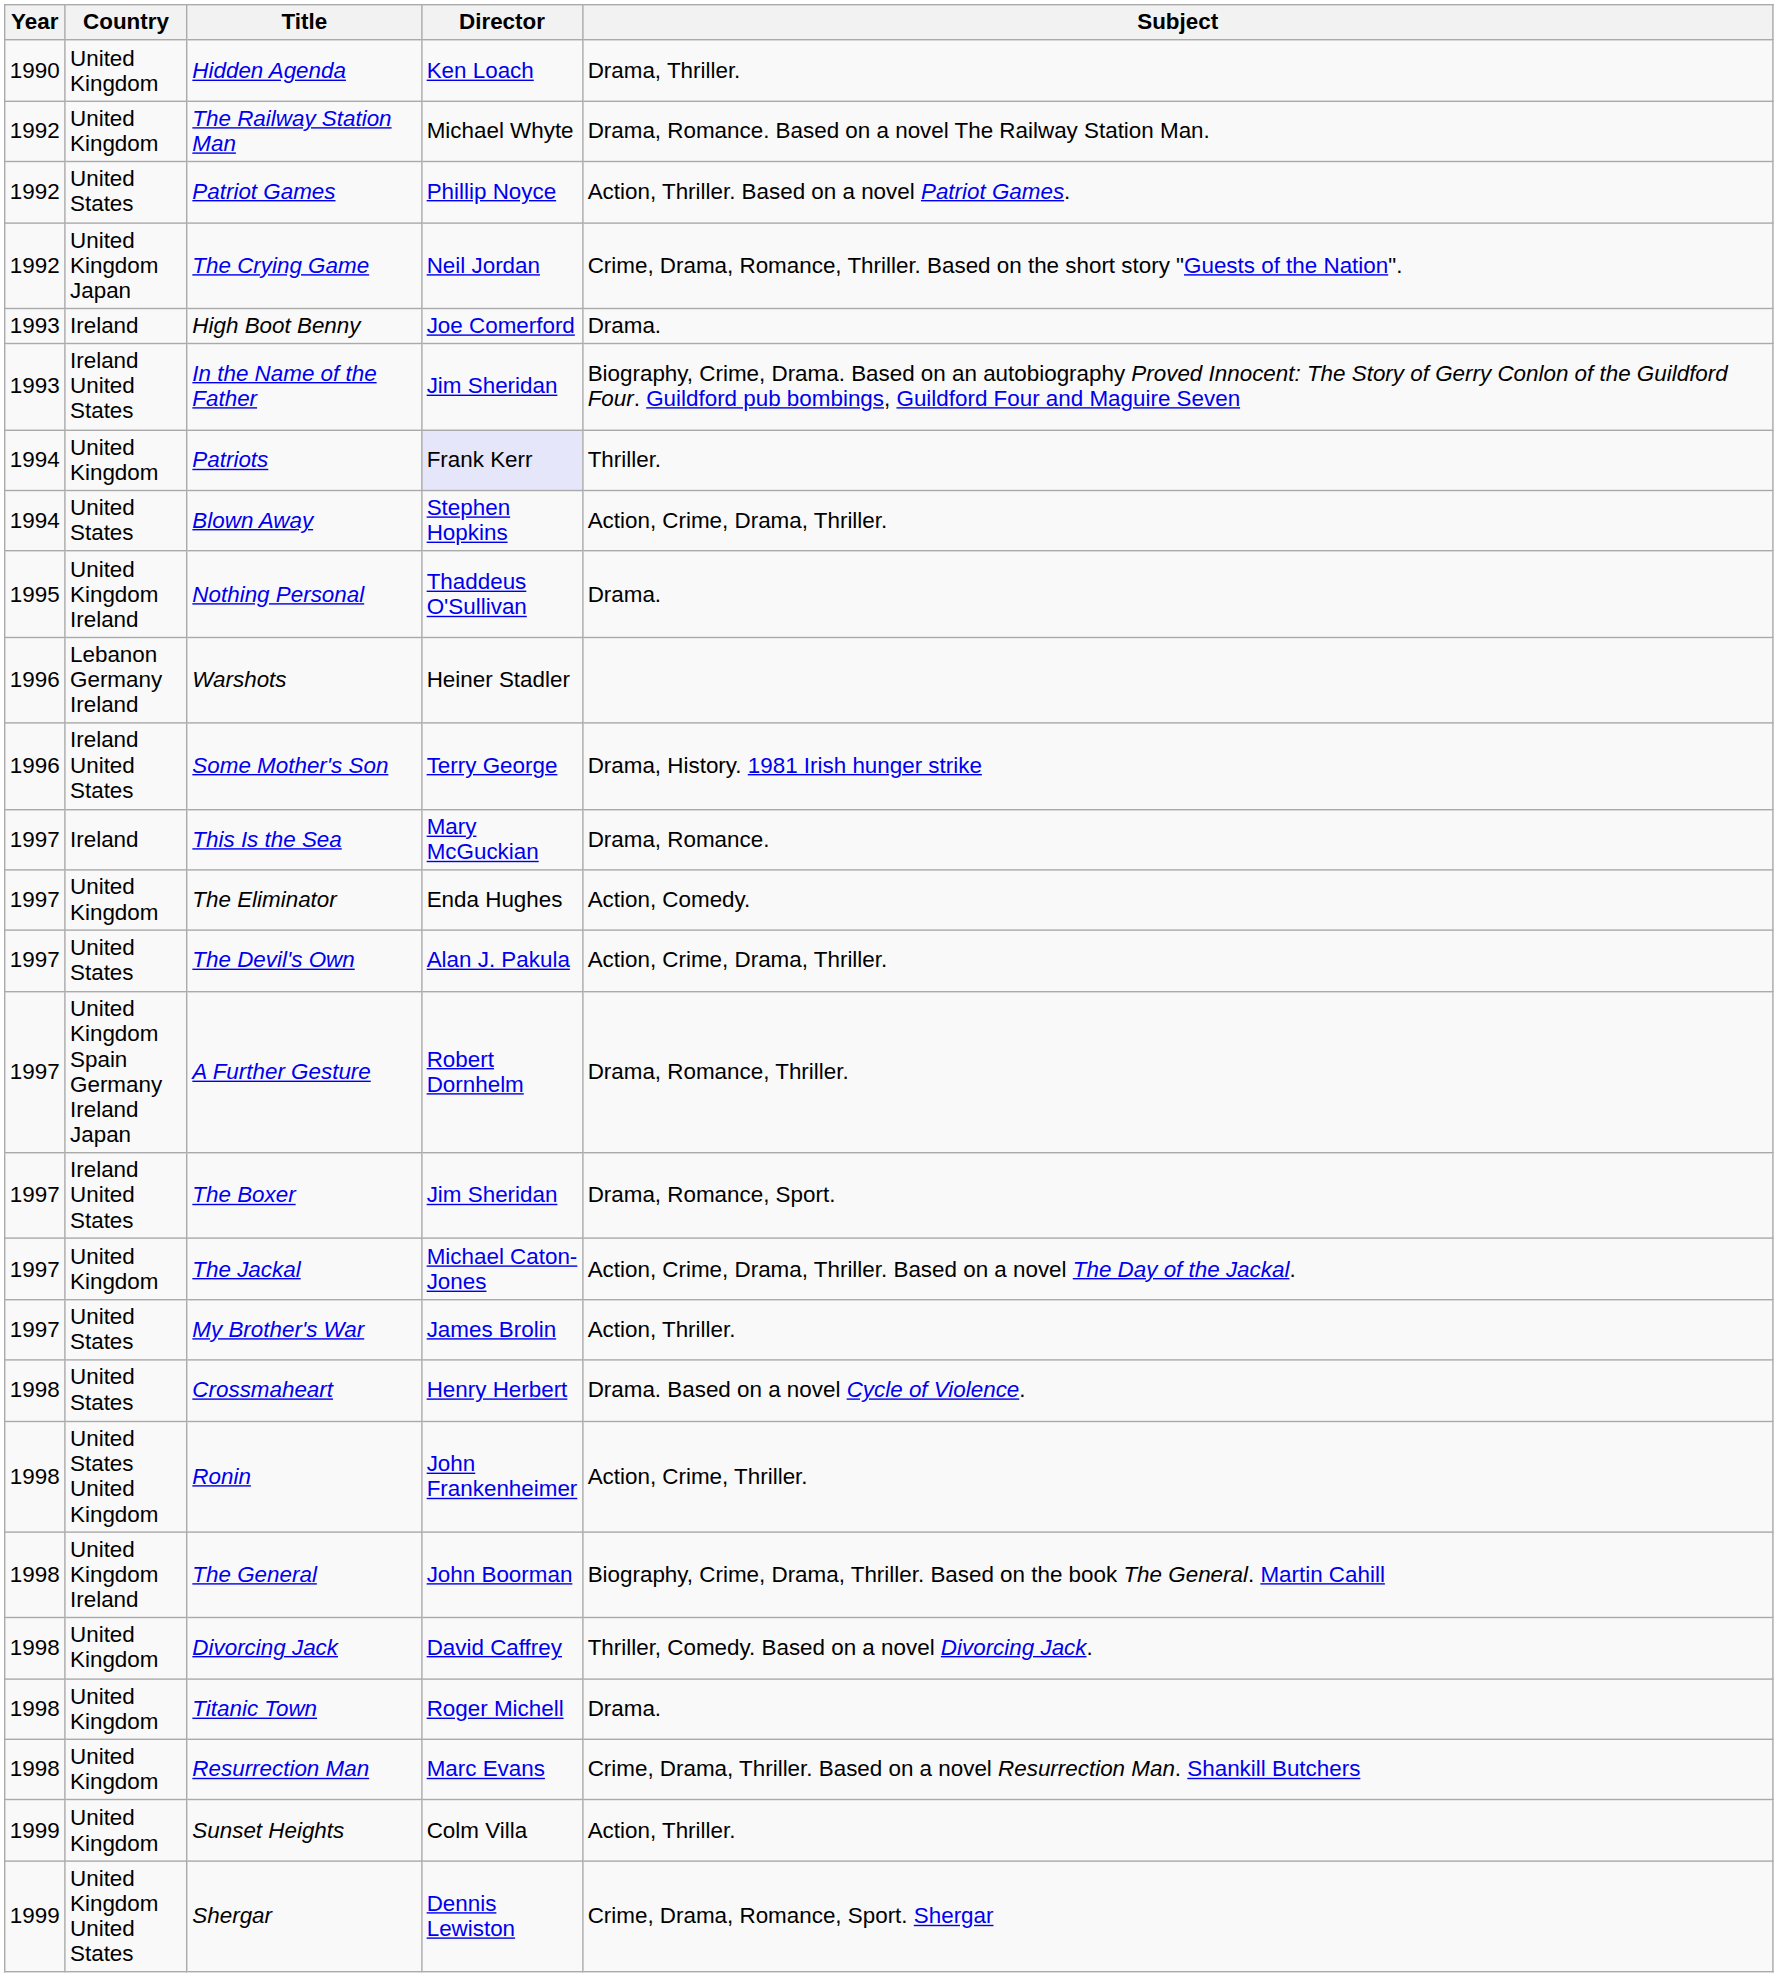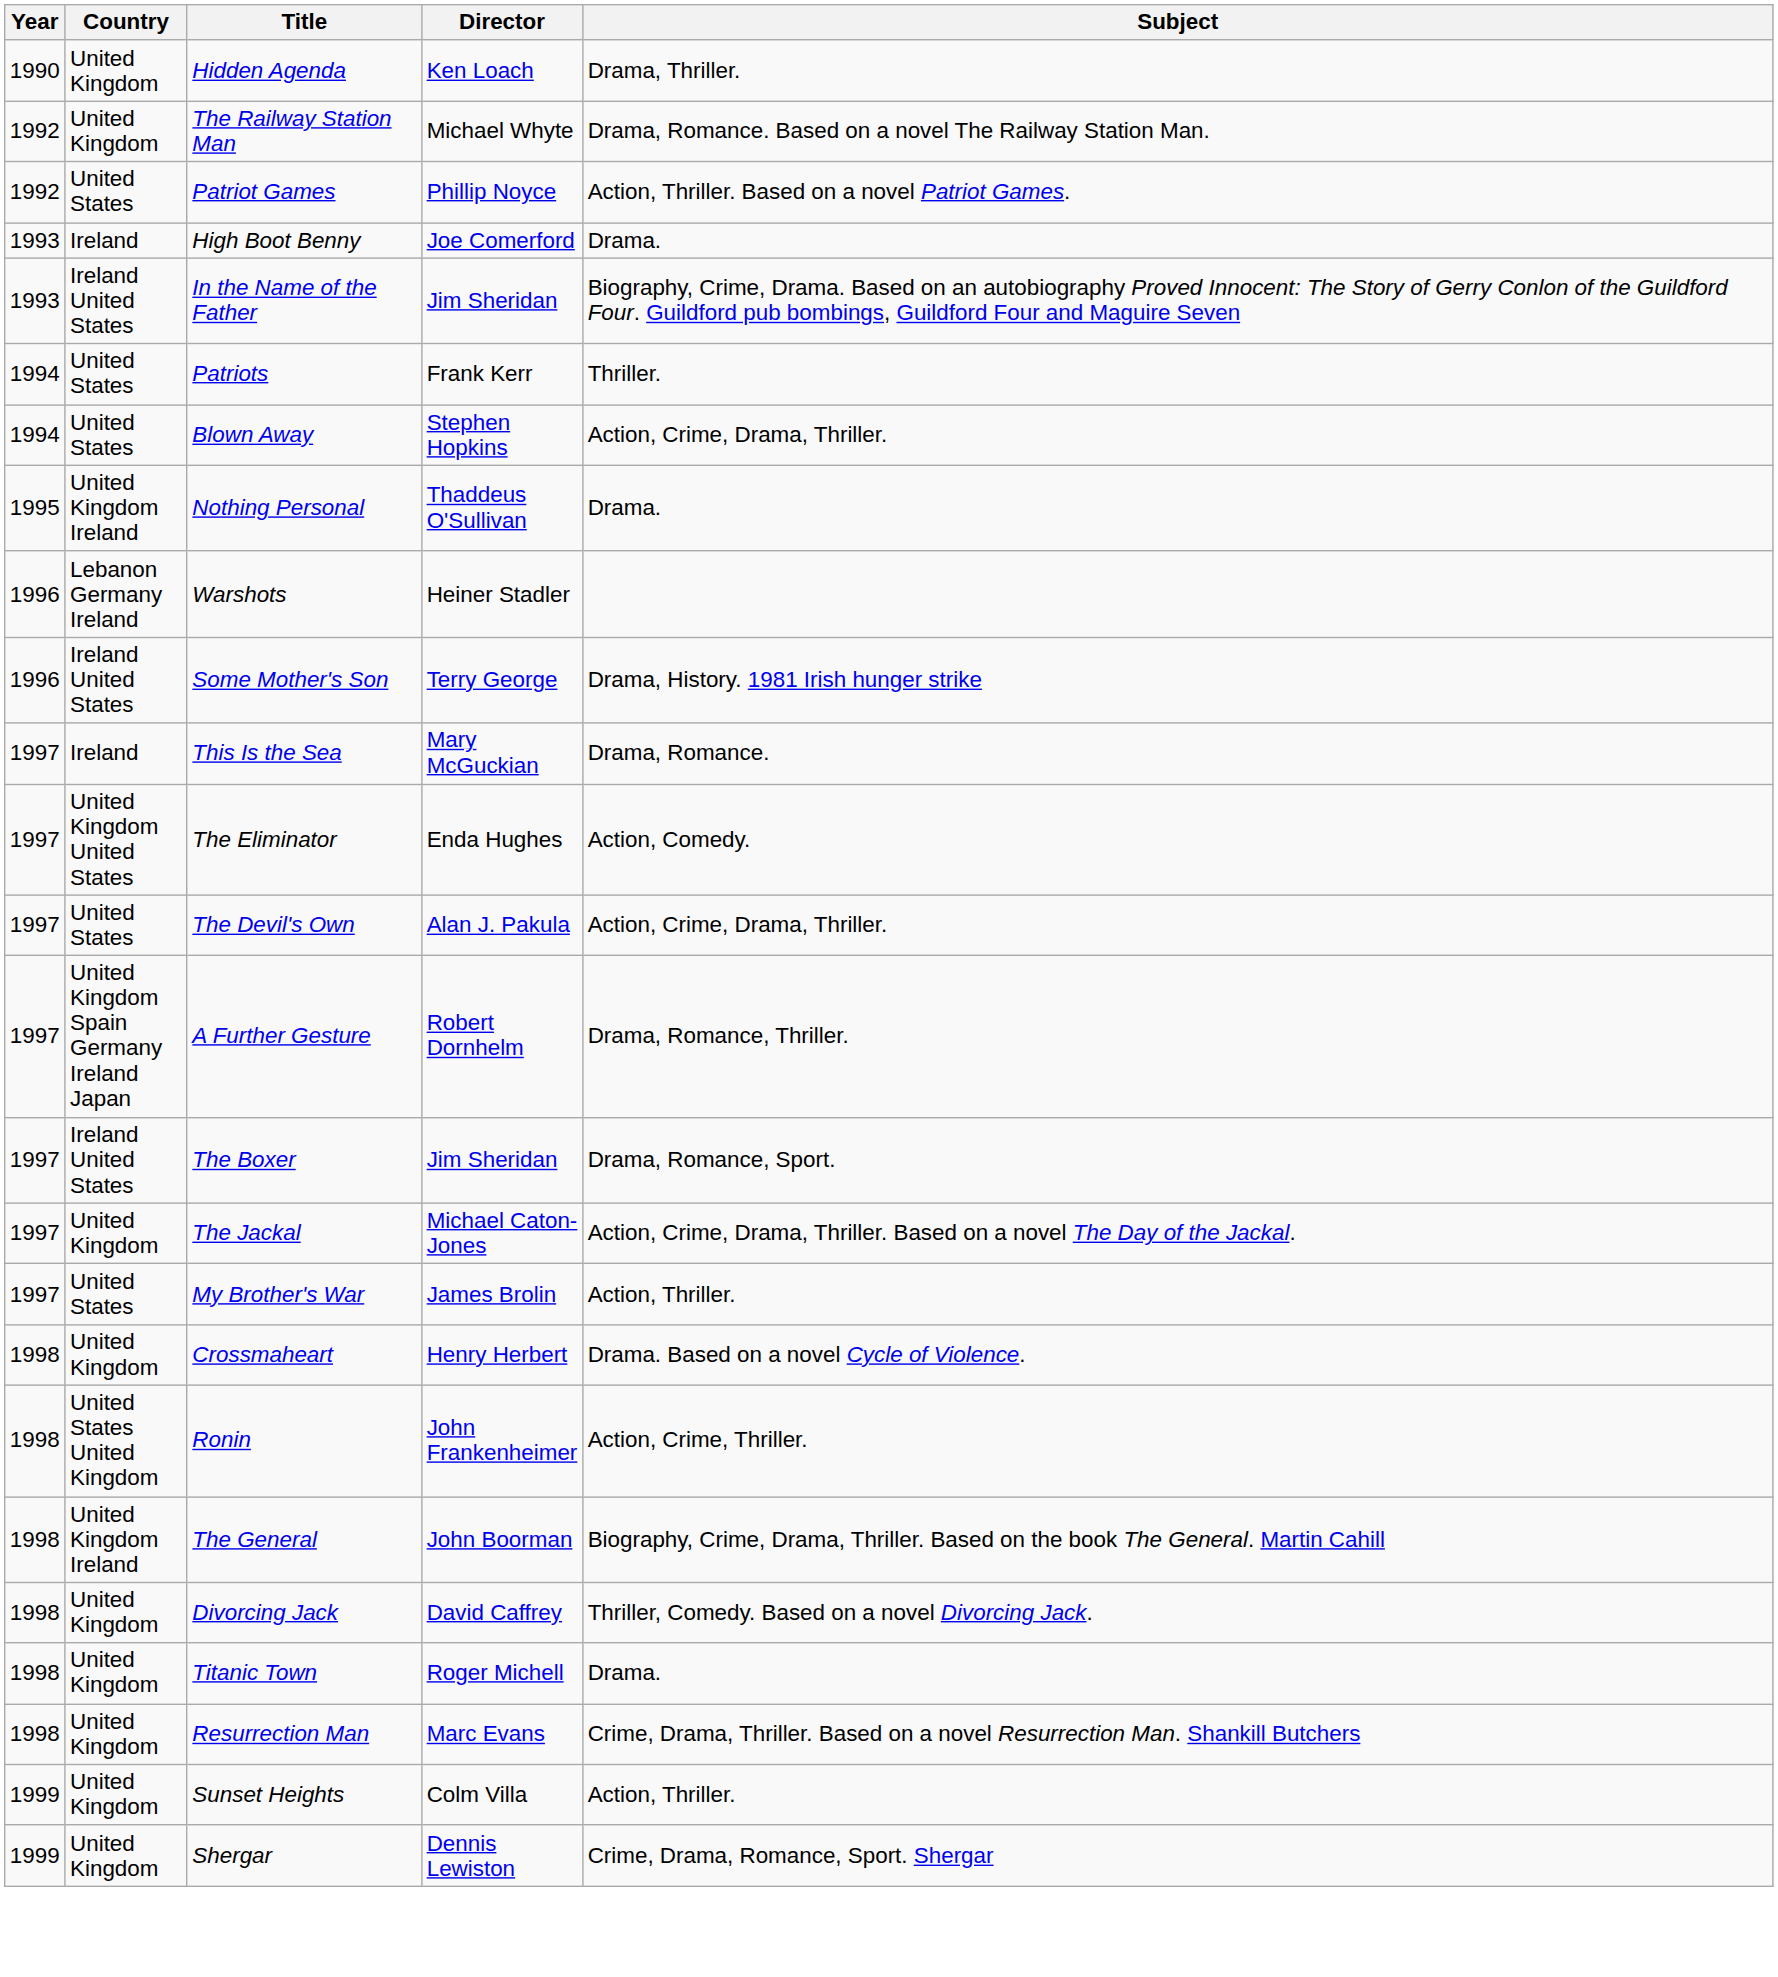- row: (281, 265)
(114, 459) United Kingdom -> (102, 374) United States
(480, 459) lavender background -> (480, 374) no background
(114, 899) United Kingdom -> (114, 839) United Kingdom United States
(102, 1390) United States -> (114, 1354) United Kingdom
(114, 1916) United Kingdom United States -> (114, 1855) United Kingdom
